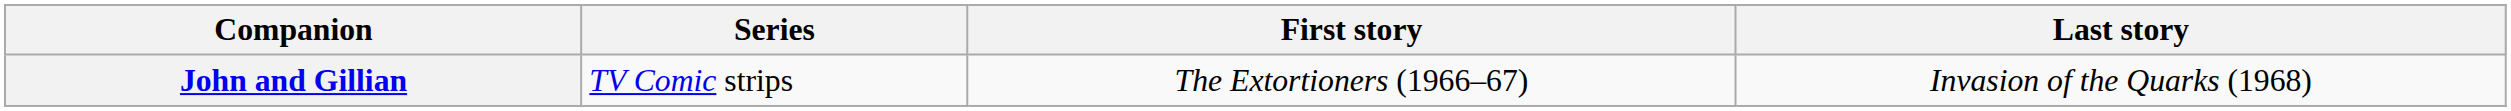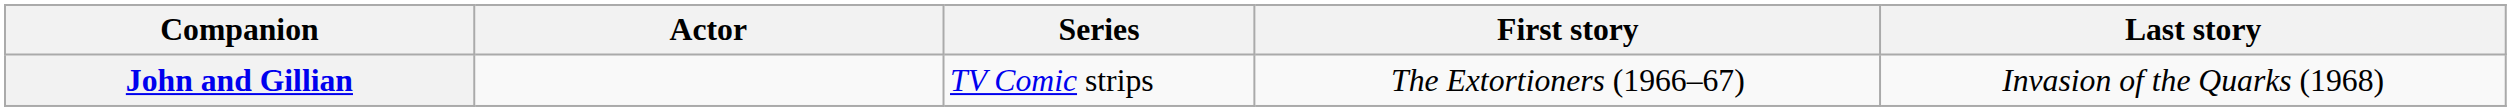+ column: (708, 29)
